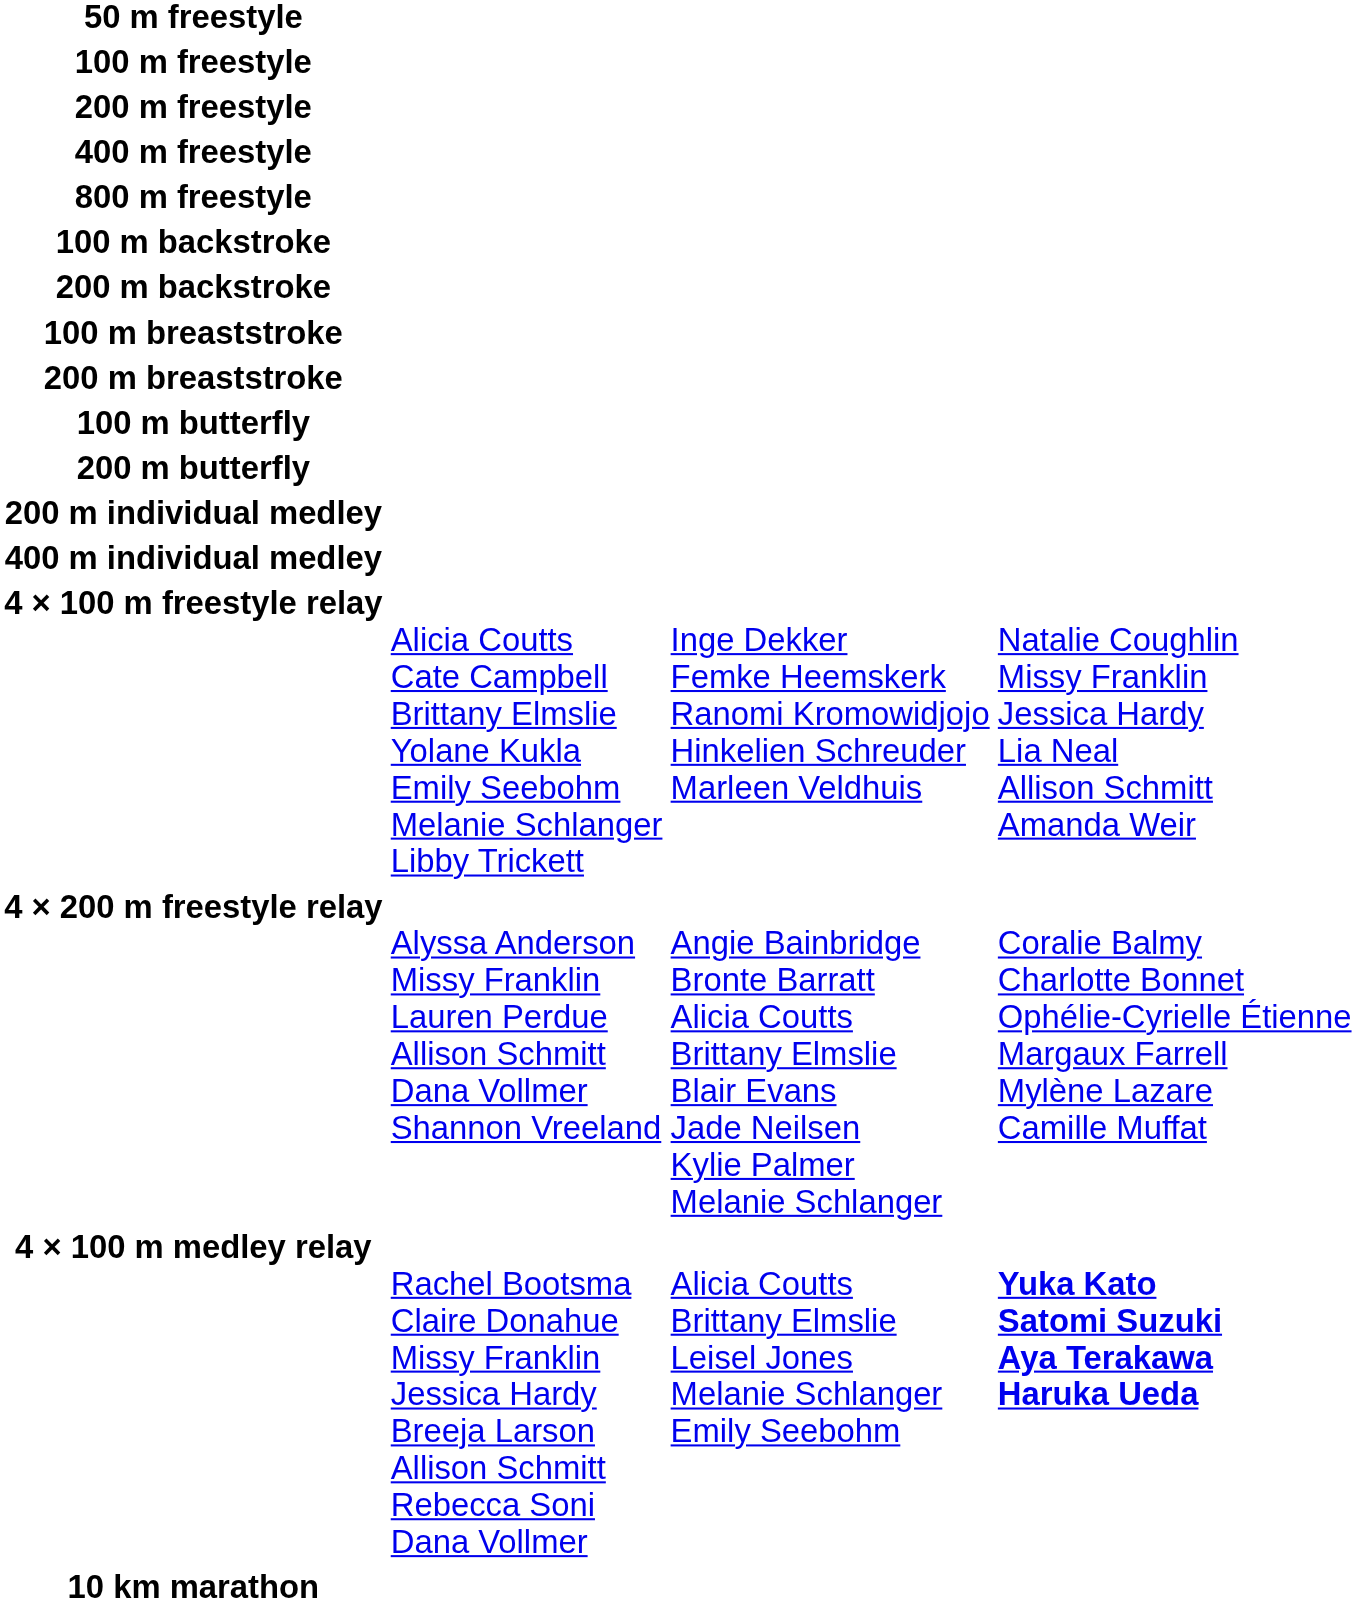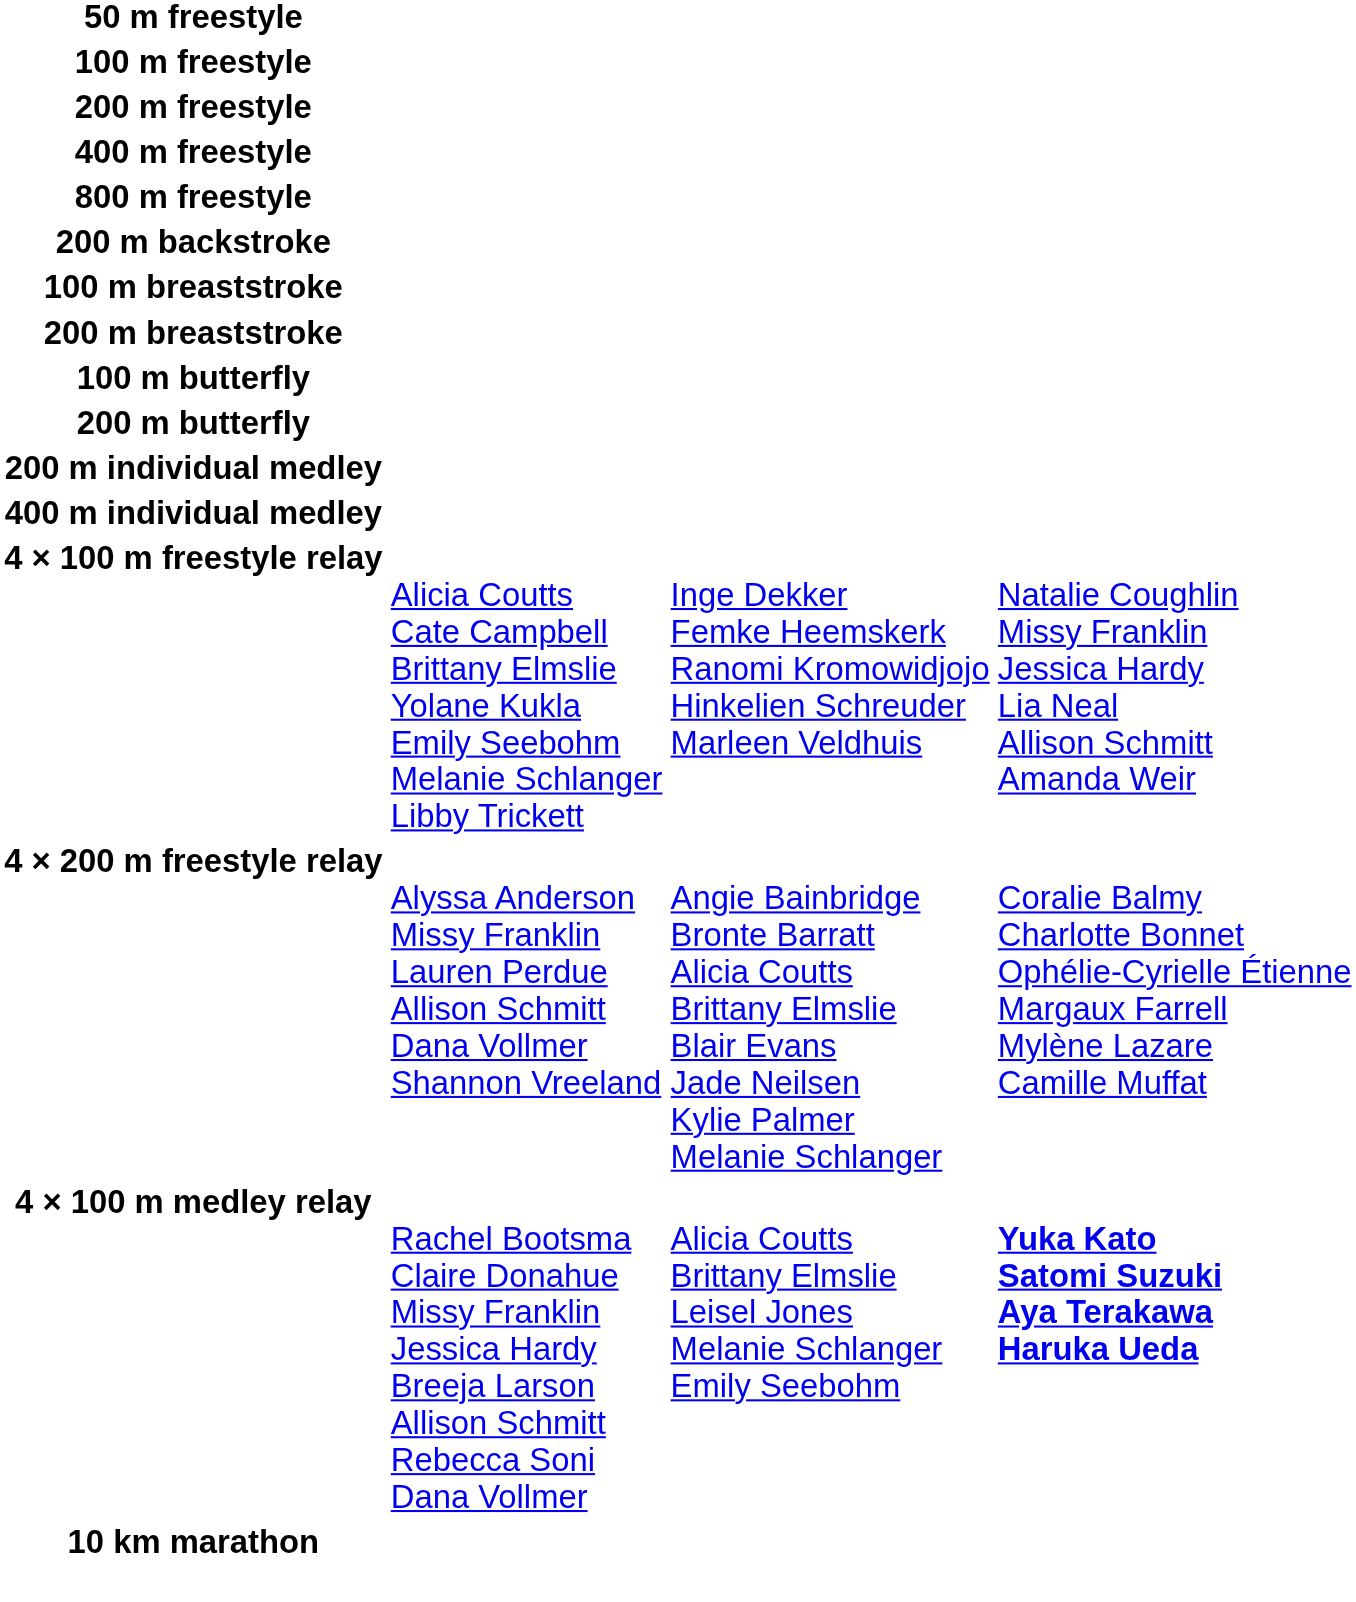- row: (193, 242)
